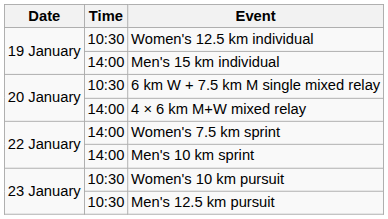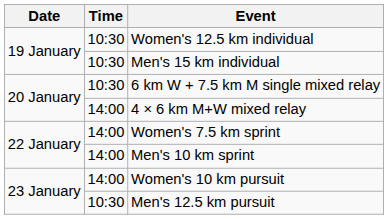(106, 62) 14:00 -> (106, 62) 10:30
(106, 179) 10:30 -> (106, 179) 14:00
